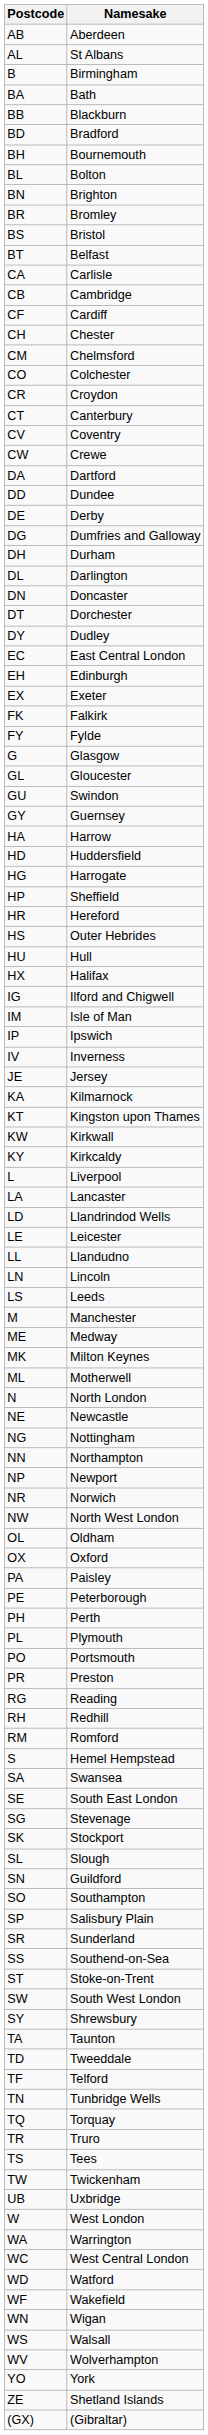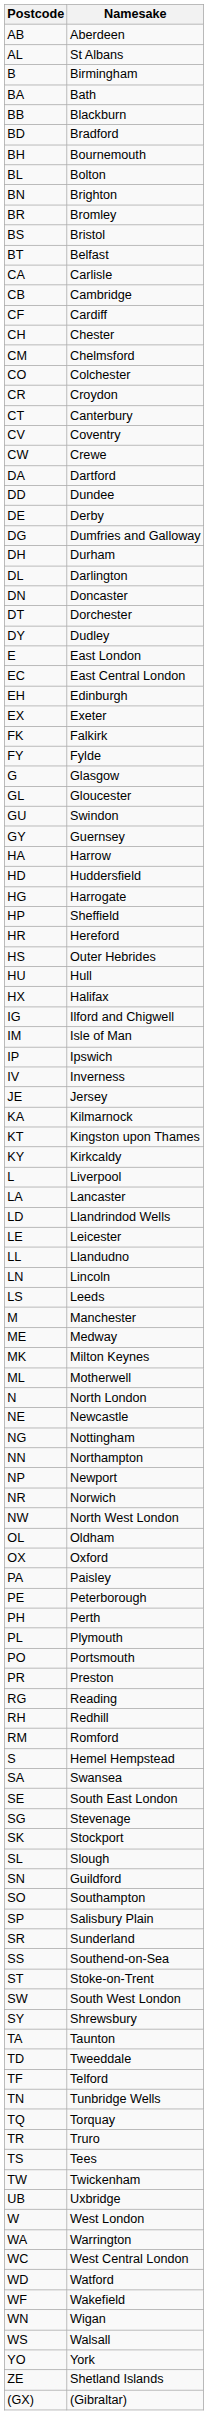+ row: (12, 656)
- row: (17, 1137)
- row: (17, 2359)
